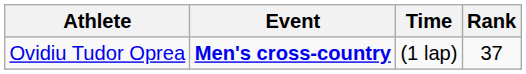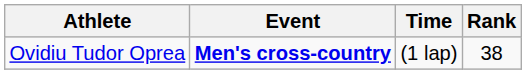(492, 53) 37 -> (492, 53) 38
